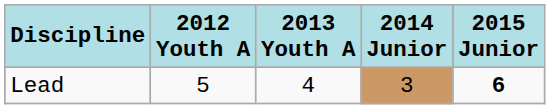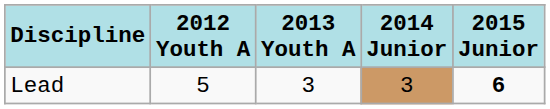(308, 86) 4 -> (308, 86) 3
